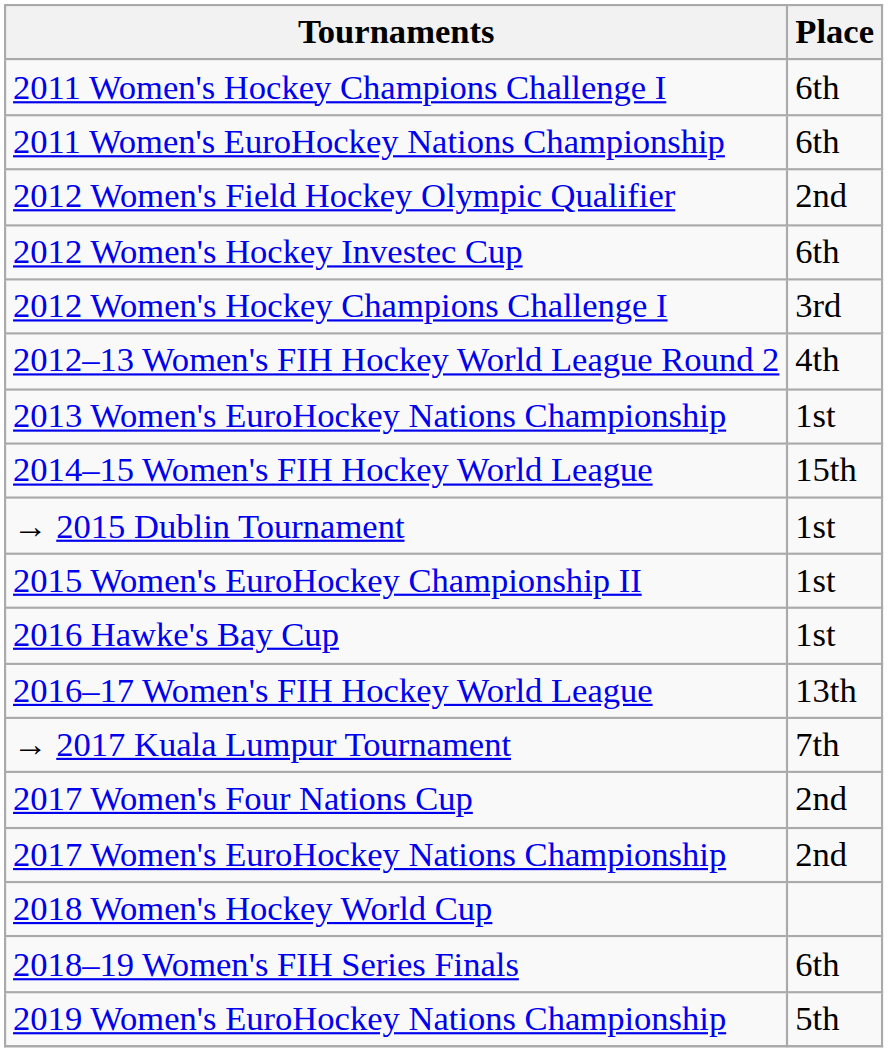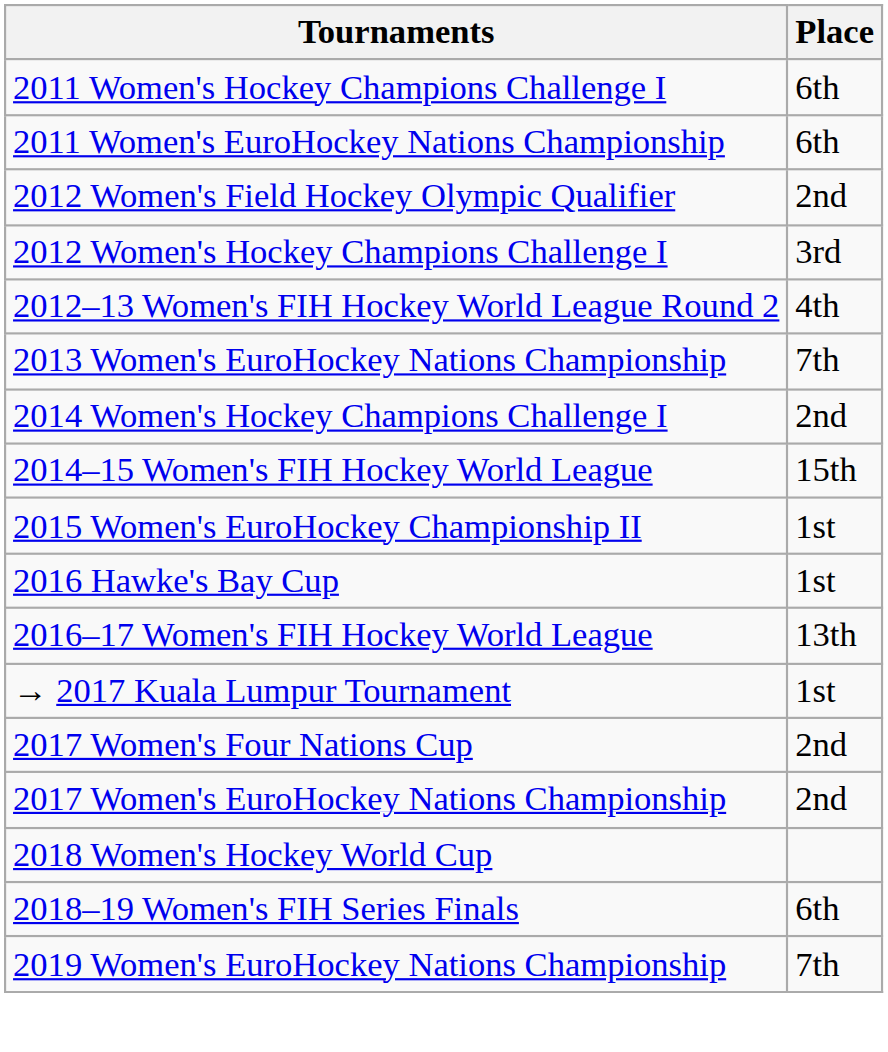- row: (268, 251)
(815, 415) 1st -> (817, 360) 7th
+ row: (340, 415)
- row: (209, 525)
(817, 744) 7th -> (815, 689) 1st
(817, 1018) 5th -> (817, 963) 7th
